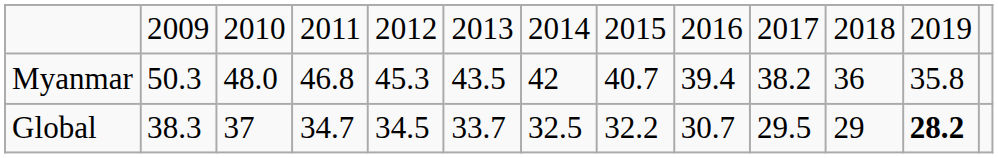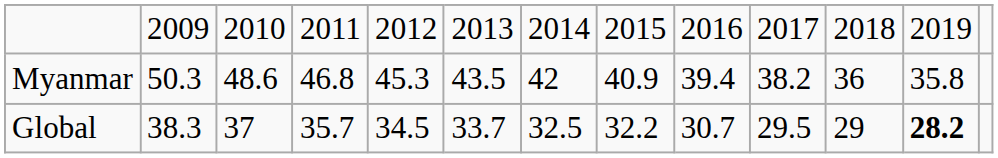(251, 78) 48.0 -> (251, 78) 48.6
(631, 78) 40.7 -> (631, 78) 40.9
(327, 127) 34.7 -> (327, 127) 35.7
